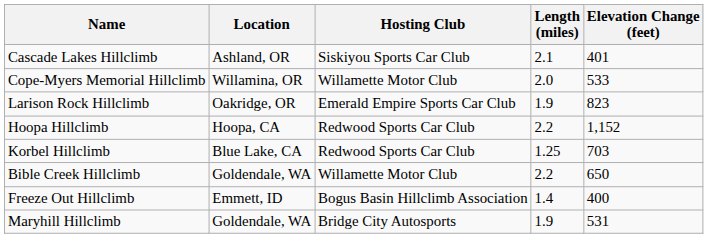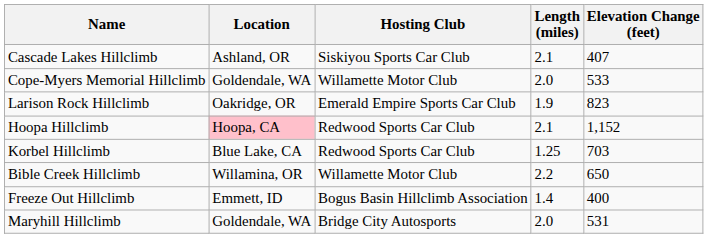(598, 56) 401 -> (598, 56) 407
(257, 80) Willamina, OR -> (262, 80) Goldendale, WA
(246, 127) no background -> (246, 127) pink background
(544, 127) 2.2 -> (544, 127) 2.1
(262, 174) Goldendale, WA -> (257, 174) Willamina, OR
(544, 221) 1.9 -> (544, 221) 2.0
